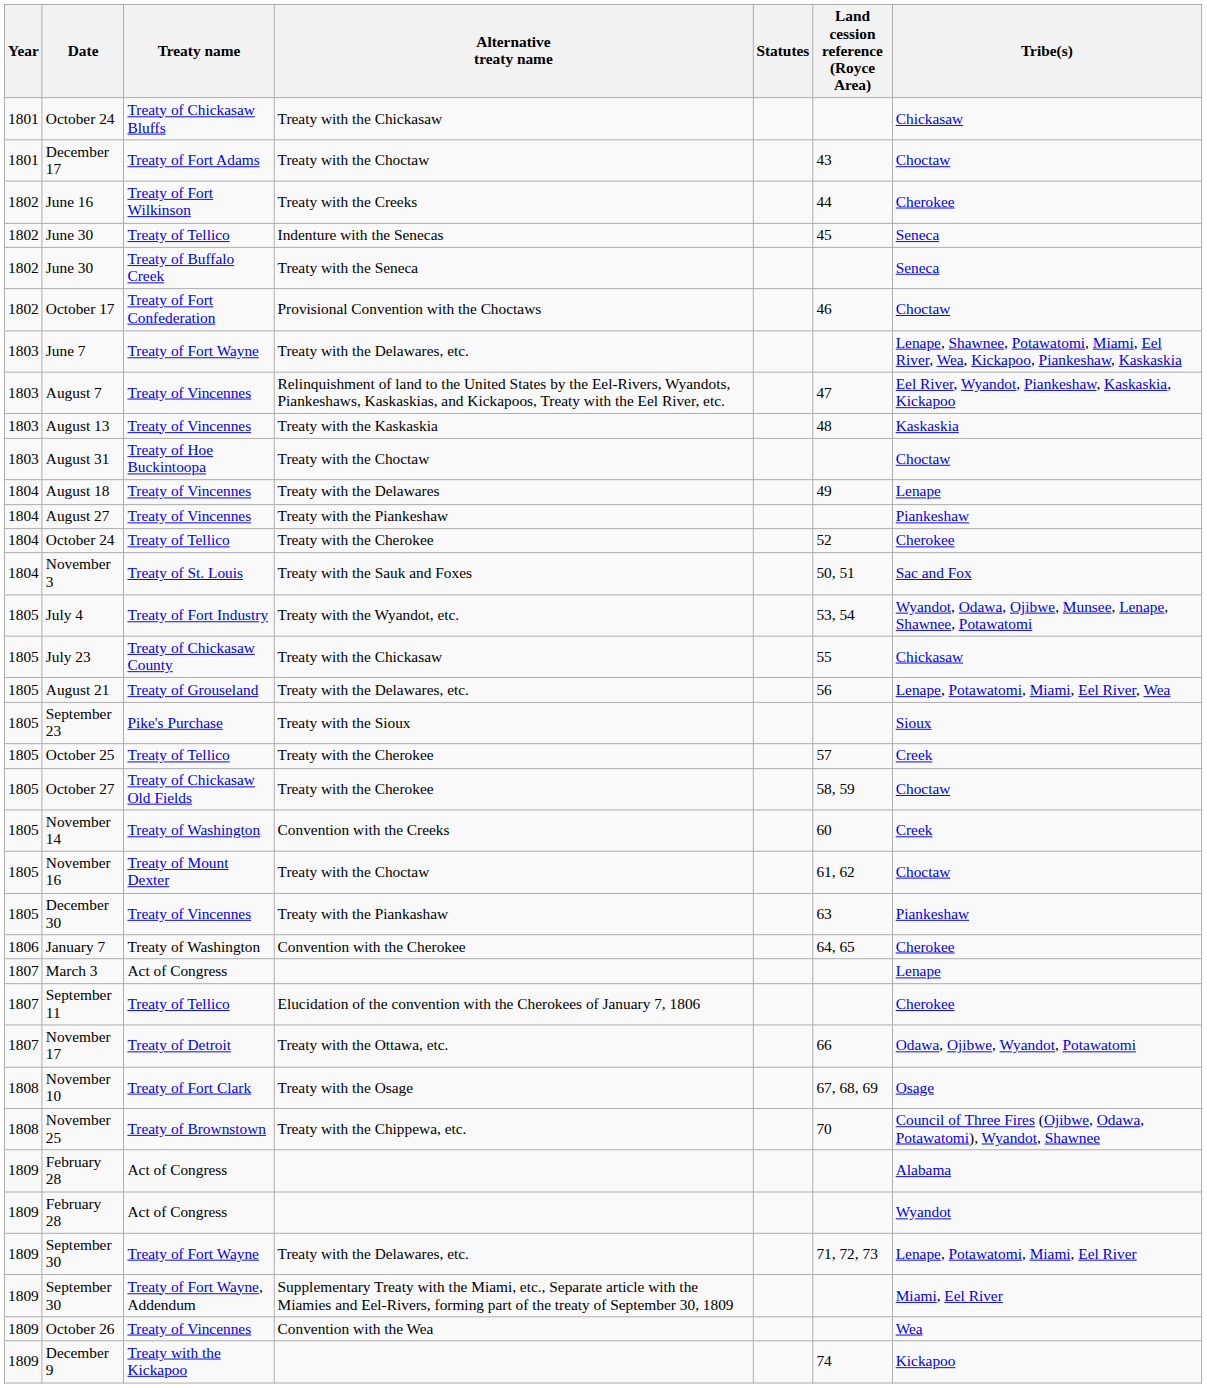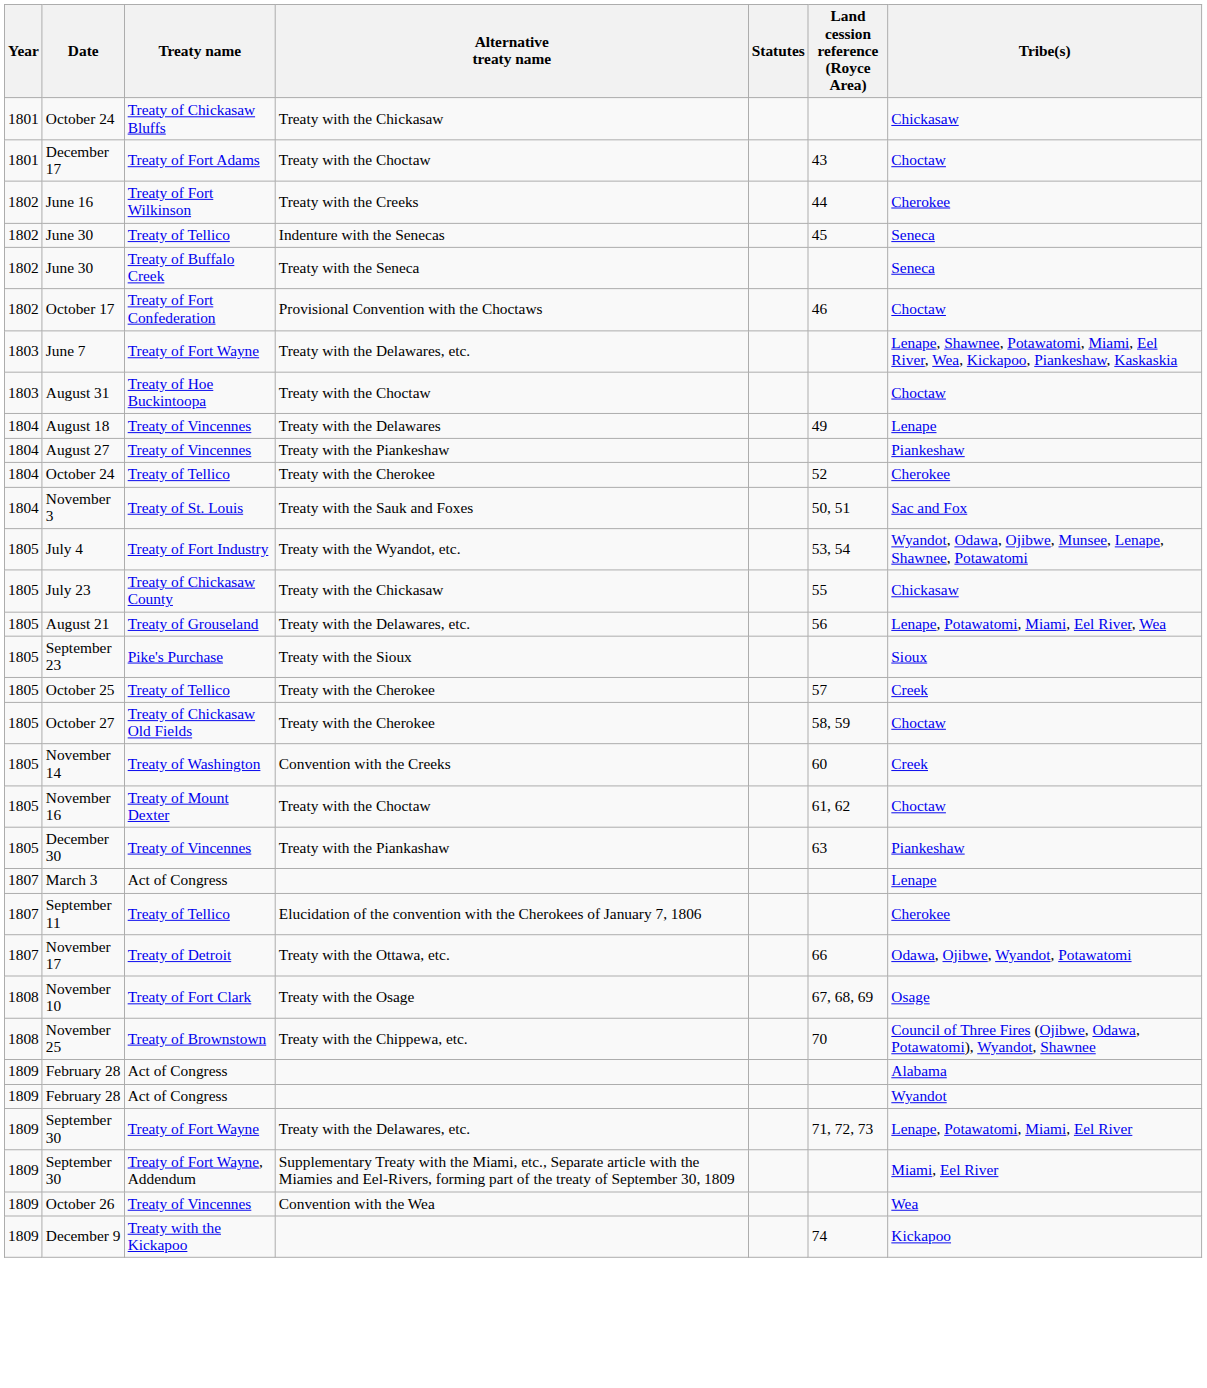- row: (74, 392)
- row: (78, 426)
- row: (75, 946)
